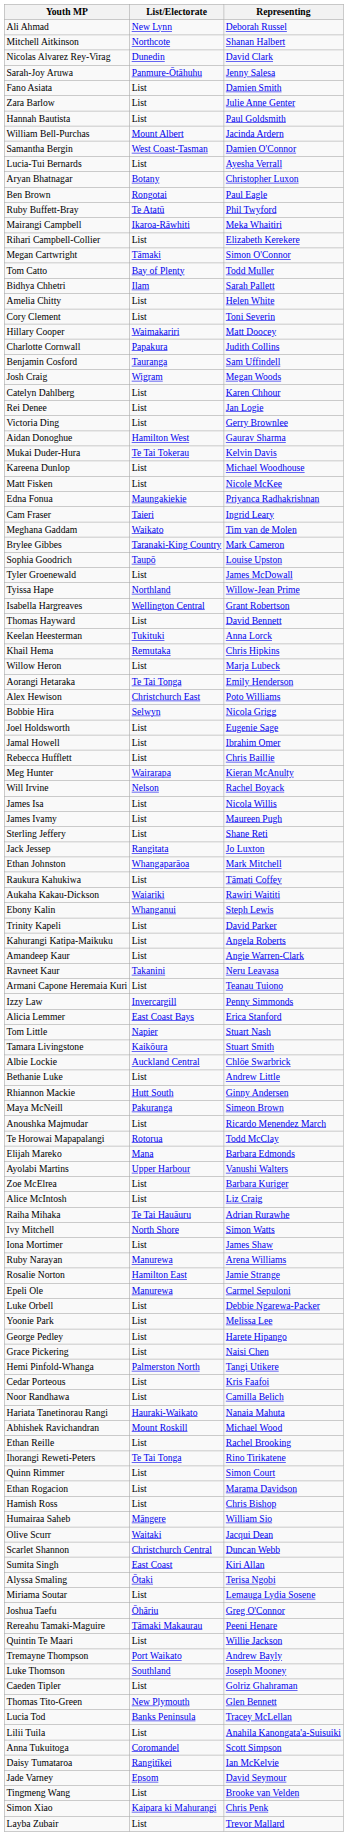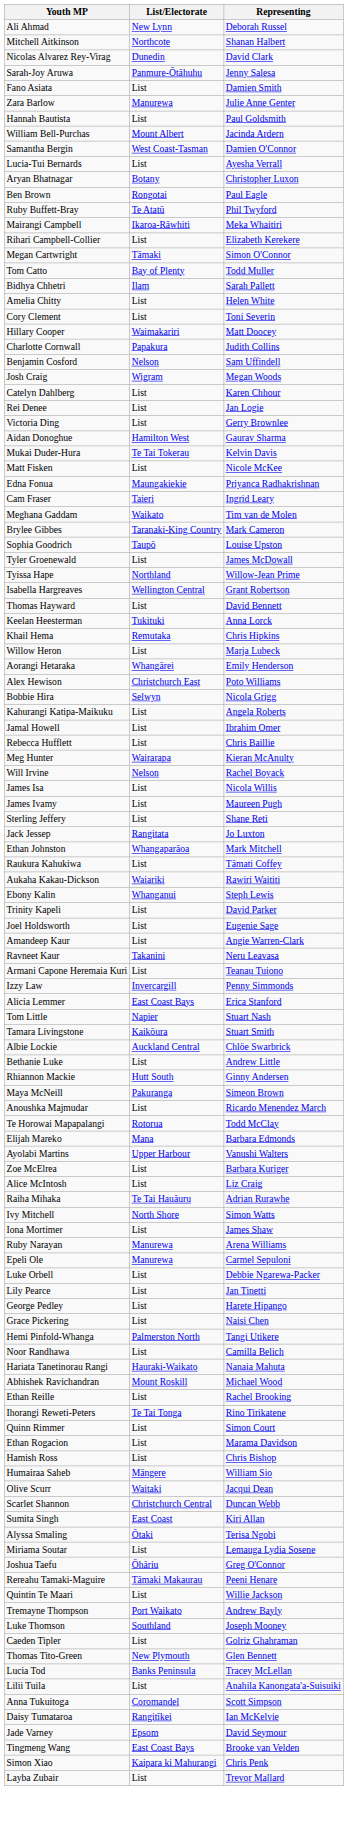(139, 103) List -> (152, 103) Manurewa
(149, 362) Tauranga -> (145, 362) Nelson
- row: (38, 468)
(157, 682) Te Tai Tonga -> (153, 666) Whangārei
rows swapped: (38, 727) <-> (60, 940)
- row: (36, 1275)
- row: (30, 1321)
+ row: (29, 1291)
- row: (36, 1382)
(139, 1793) List -> (163, 1747) East Coast Bays
